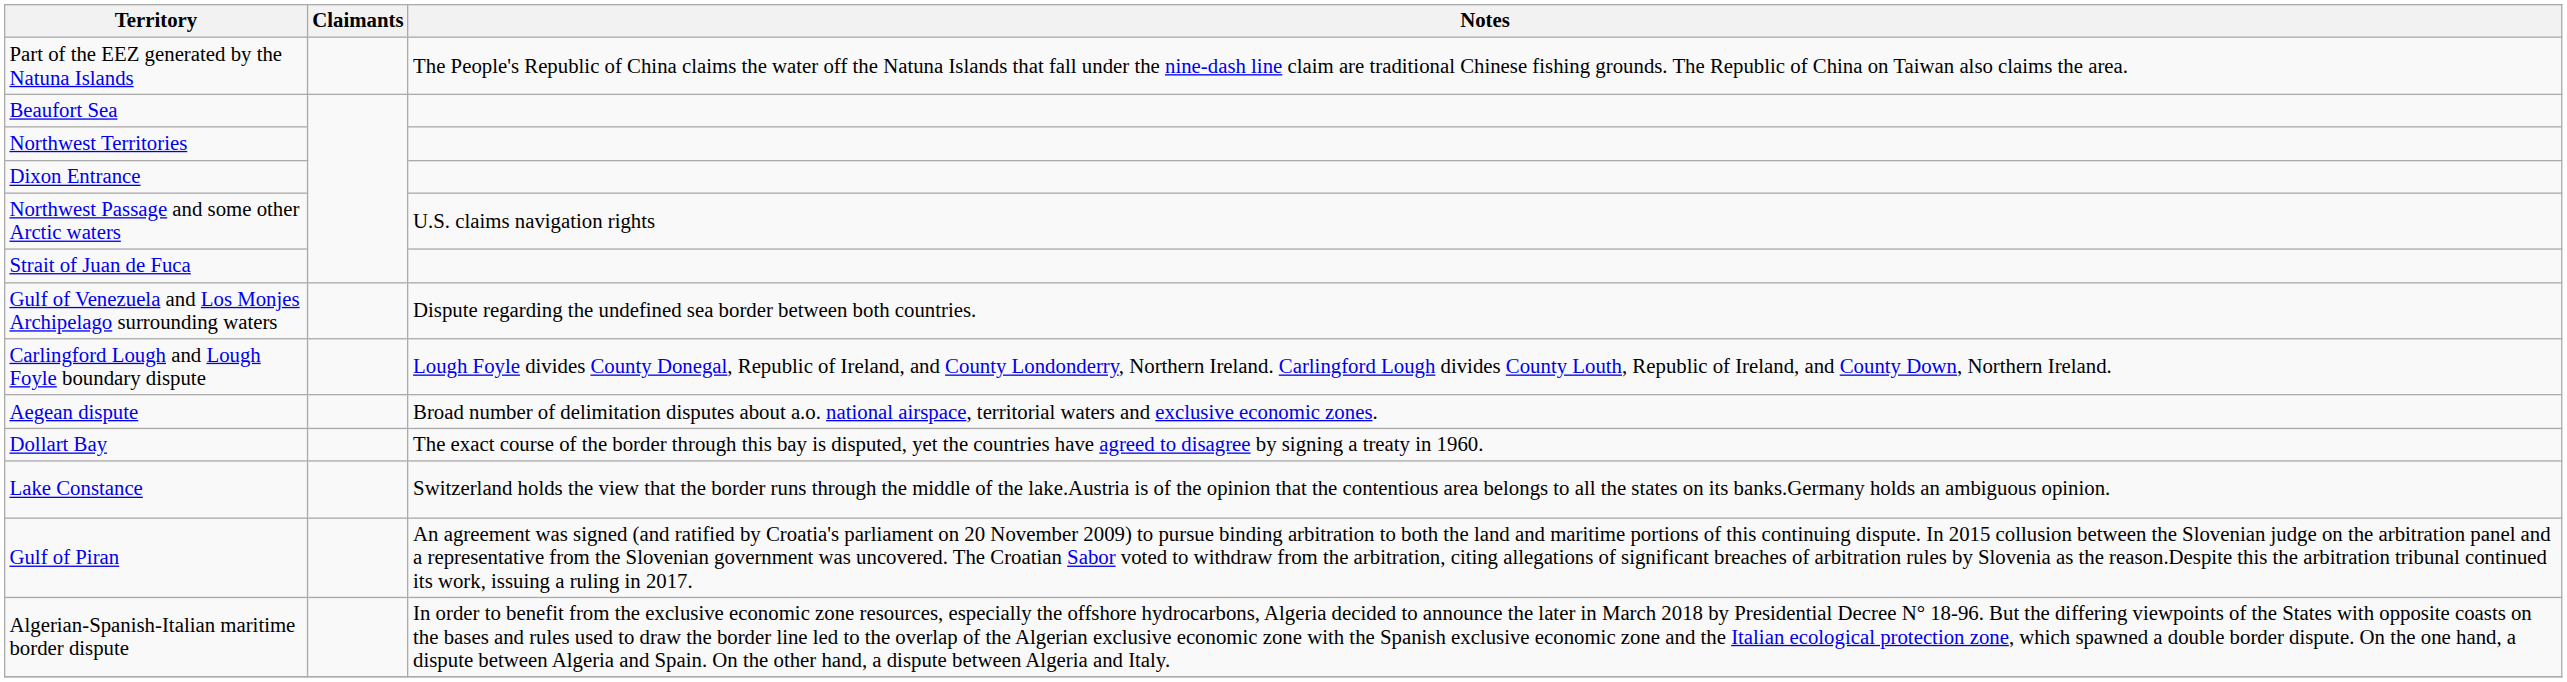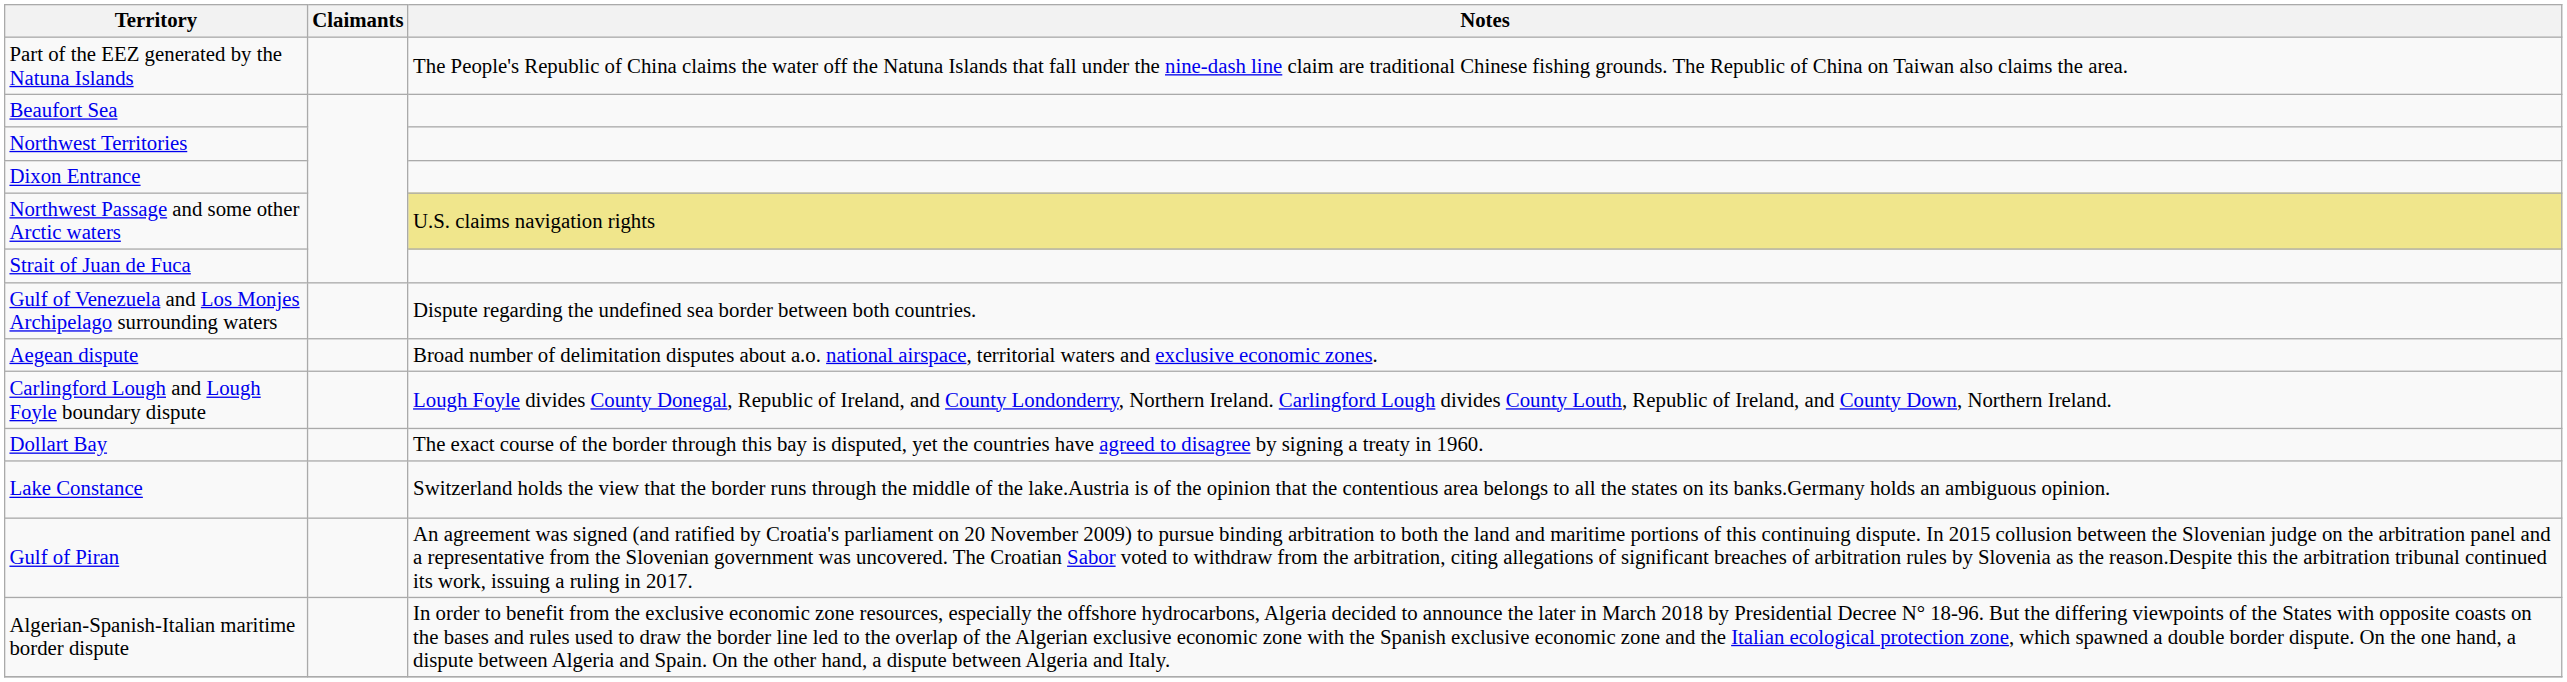(534, 221) no background -> (534, 221) khaki background
rows swapped: (74, 411) <-> (135, 366)
